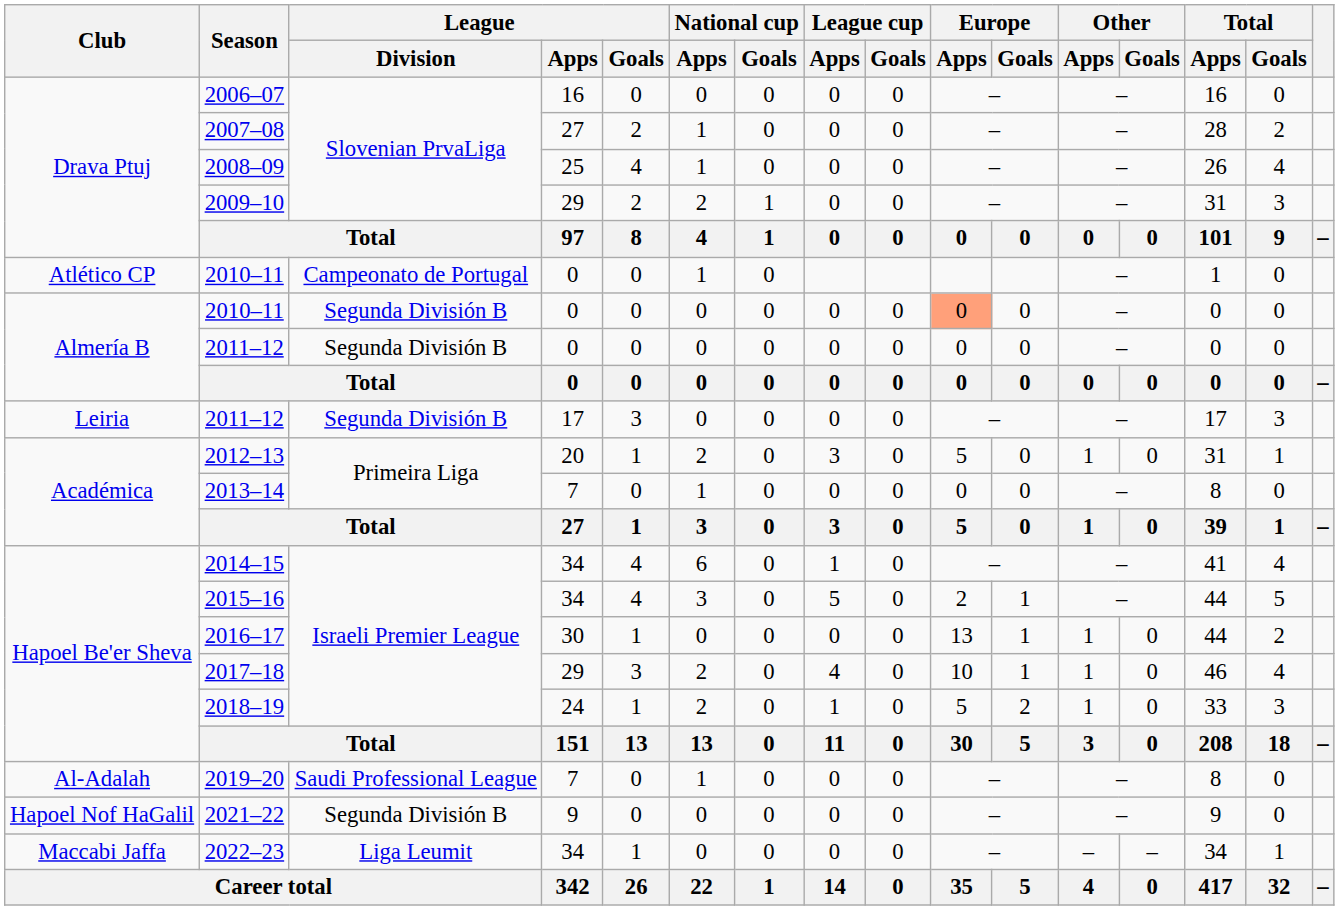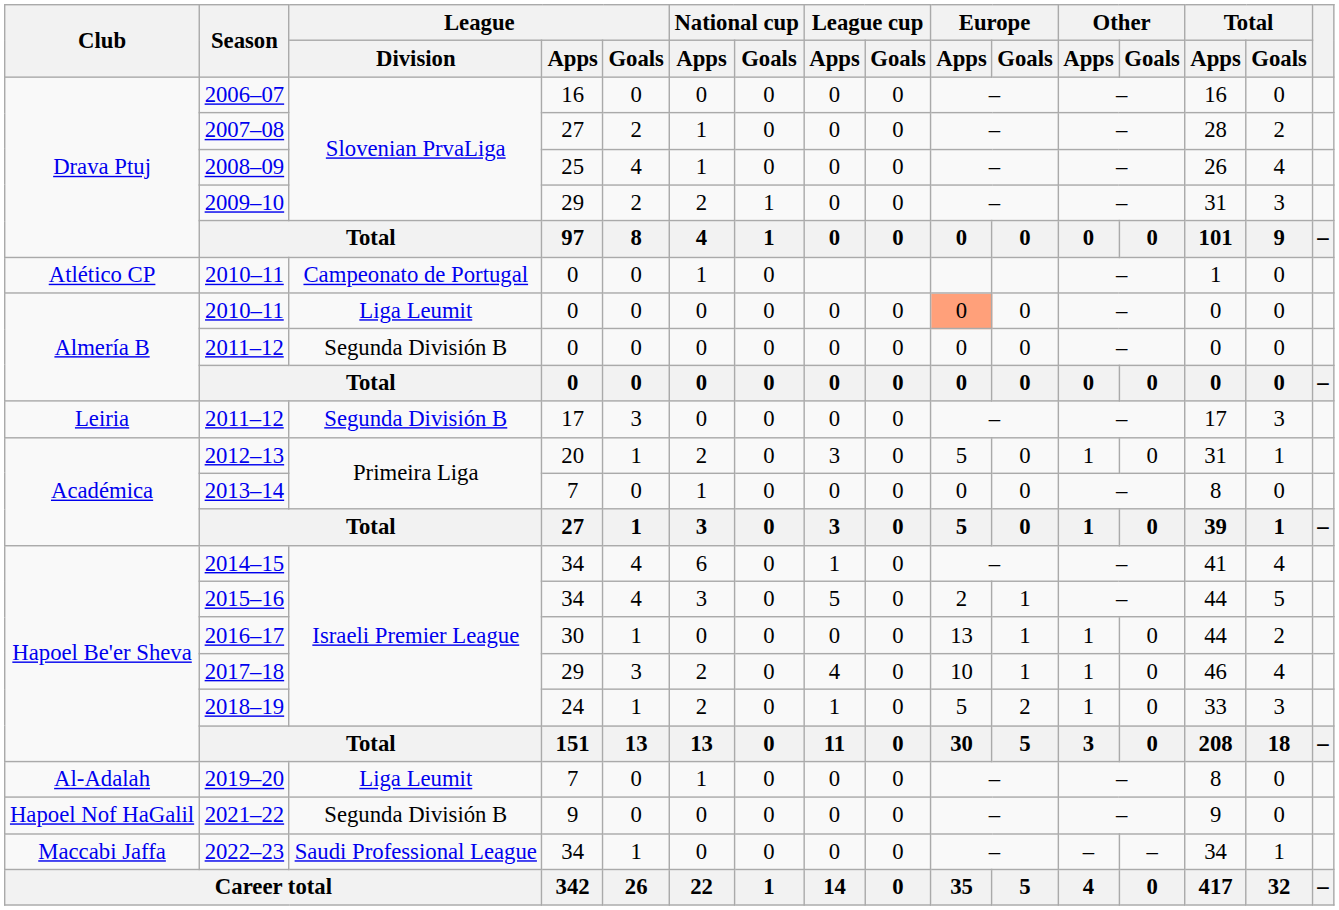(416, 310) Segunda División B -> (416, 310) Liga Leumit
(416, 779) Saudi Professional League -> (416, 779) Liga Leumit
(416, 851) Liga Leumit -> (416, 851) Saudi Professional League
